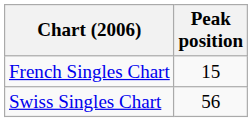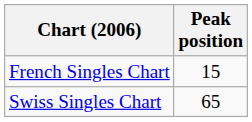(211, 101) 56 -> (211, 101) 65
